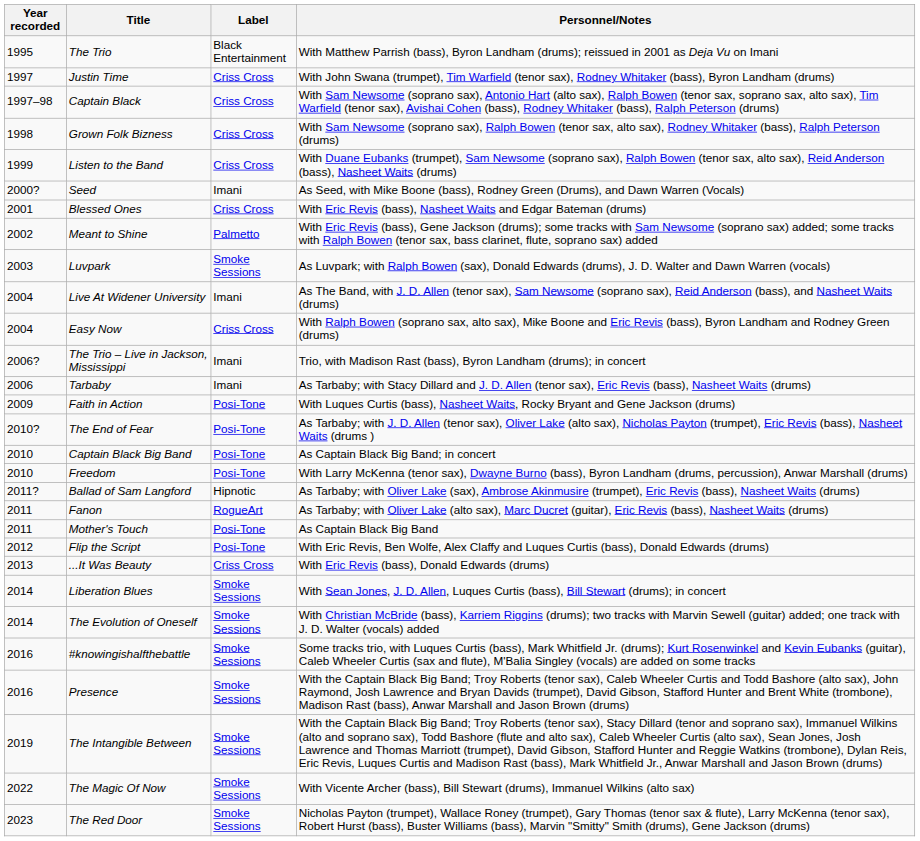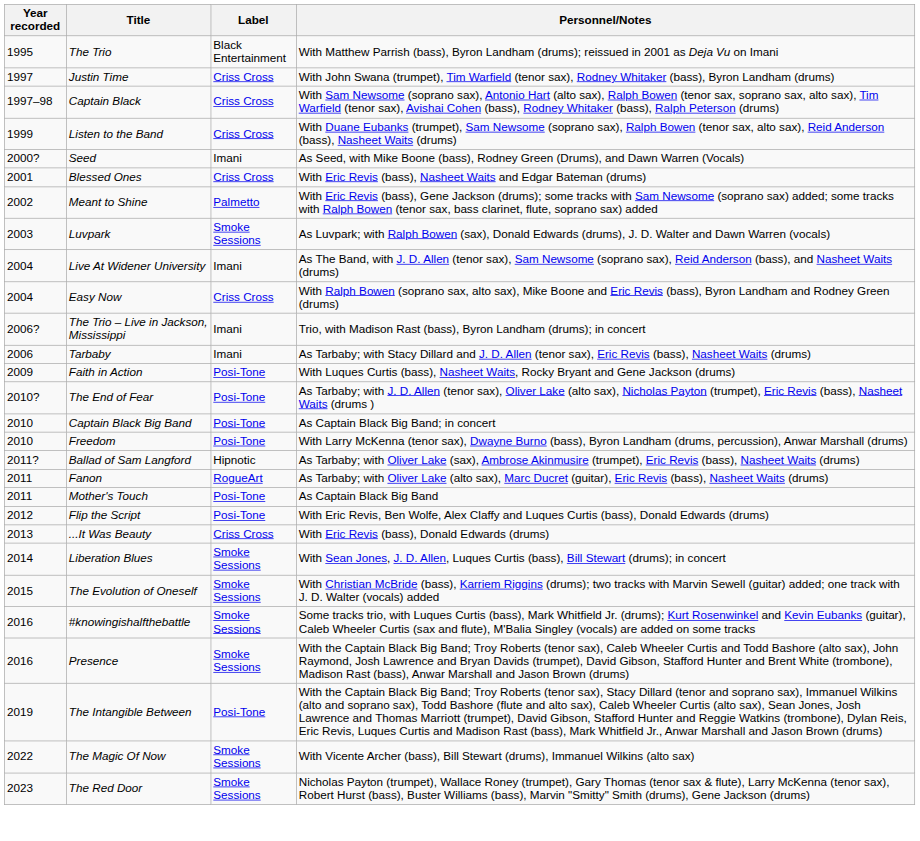- row: (121, 133)
(20, 622) 2014 -> (20, 590) 2015
(237, 743) Smoke Sessions -> (239, 712) Posi-Tone
